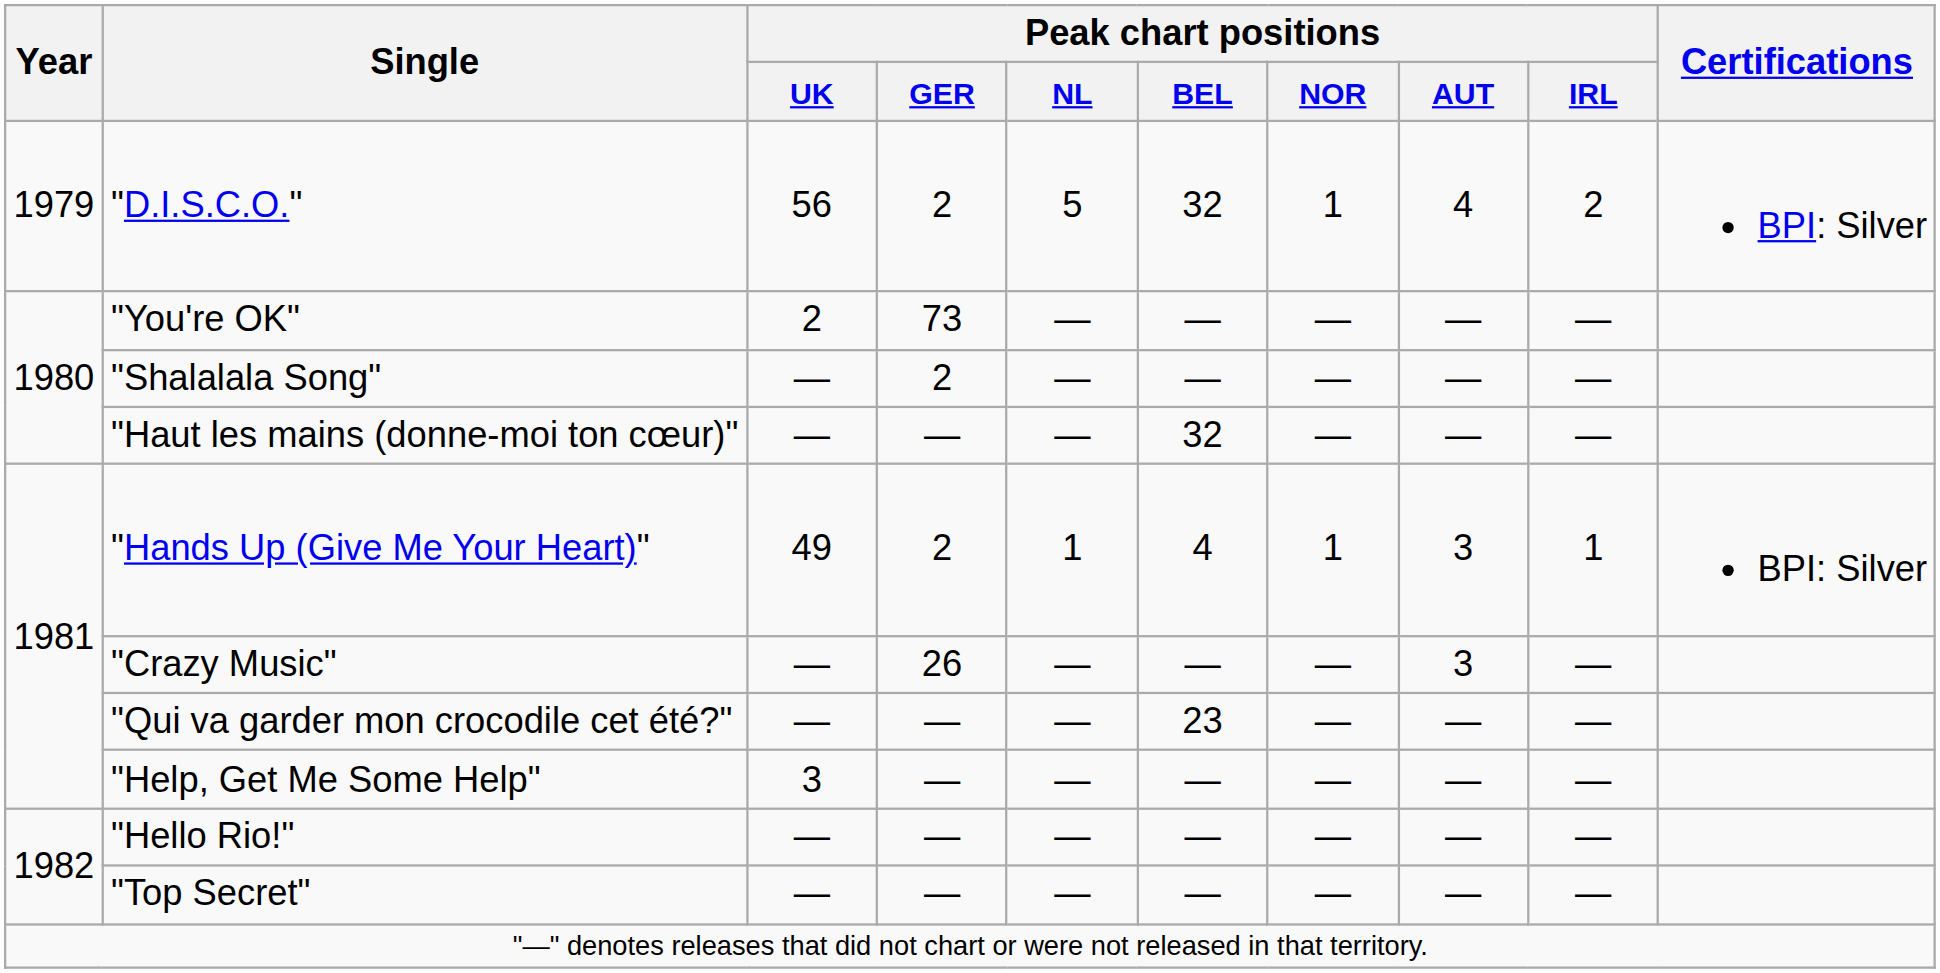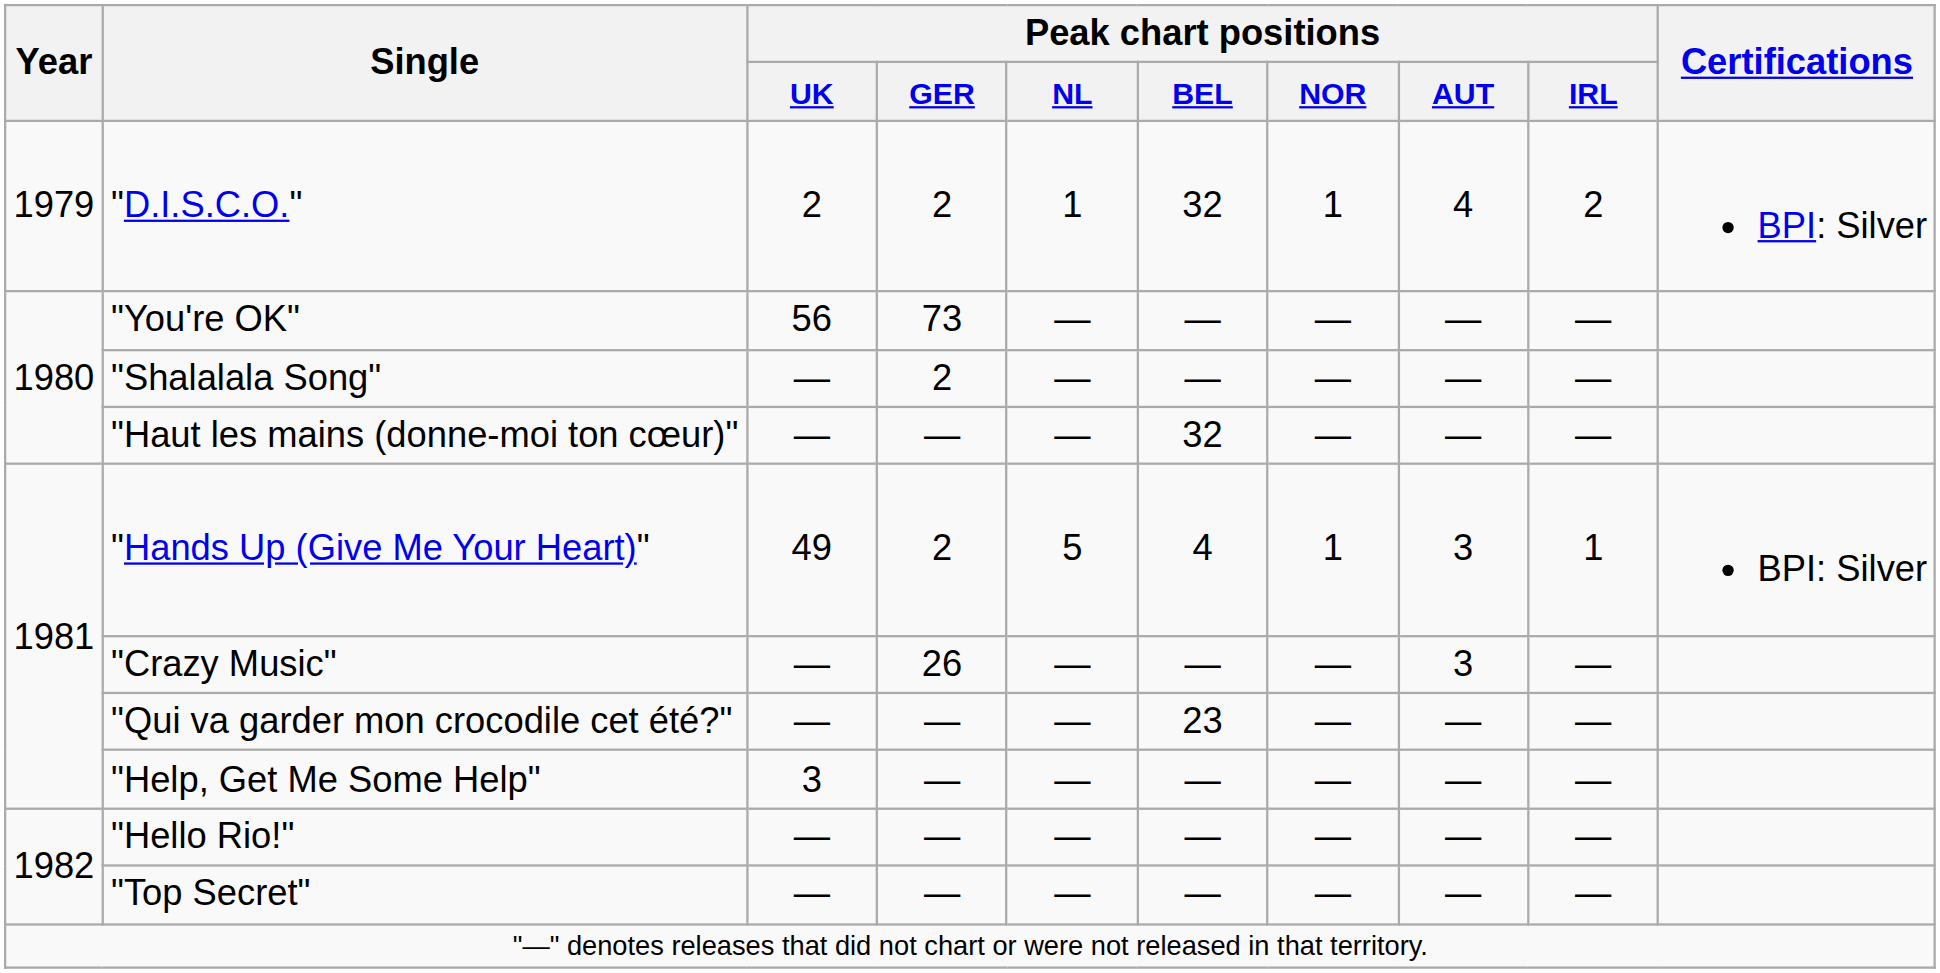(812, 205) 56 -> (812, 205) 2
(1072, 205) 5 -> (1072, 205) 1
(812, 319) 2 -> (812, 319) 56
(1072, 549) 1 -> (1072, 549) 5
